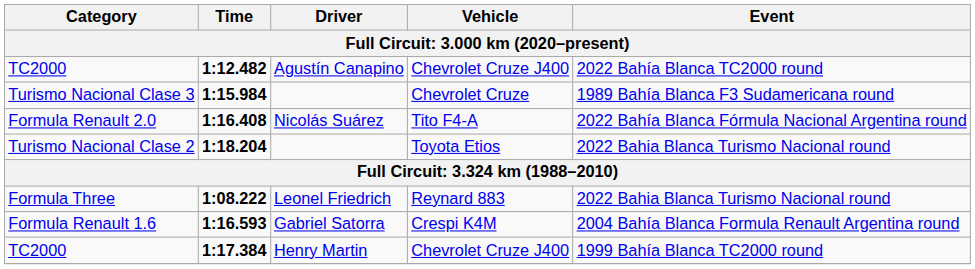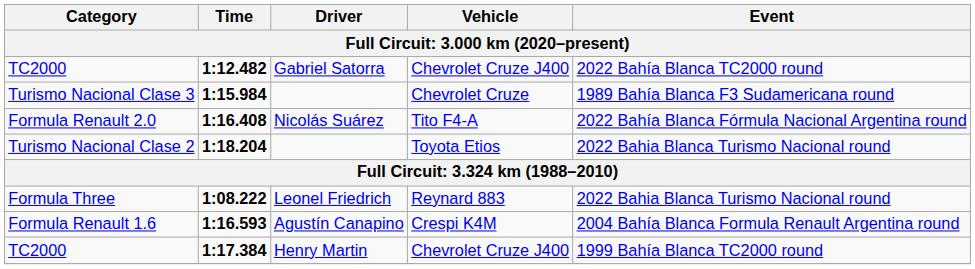(339, 69) Agustín Canapino -> (329, 69) Gabriel Satorra
(329, 224) Gabriel Satorra -> (339, 224) Agustín Canapino
